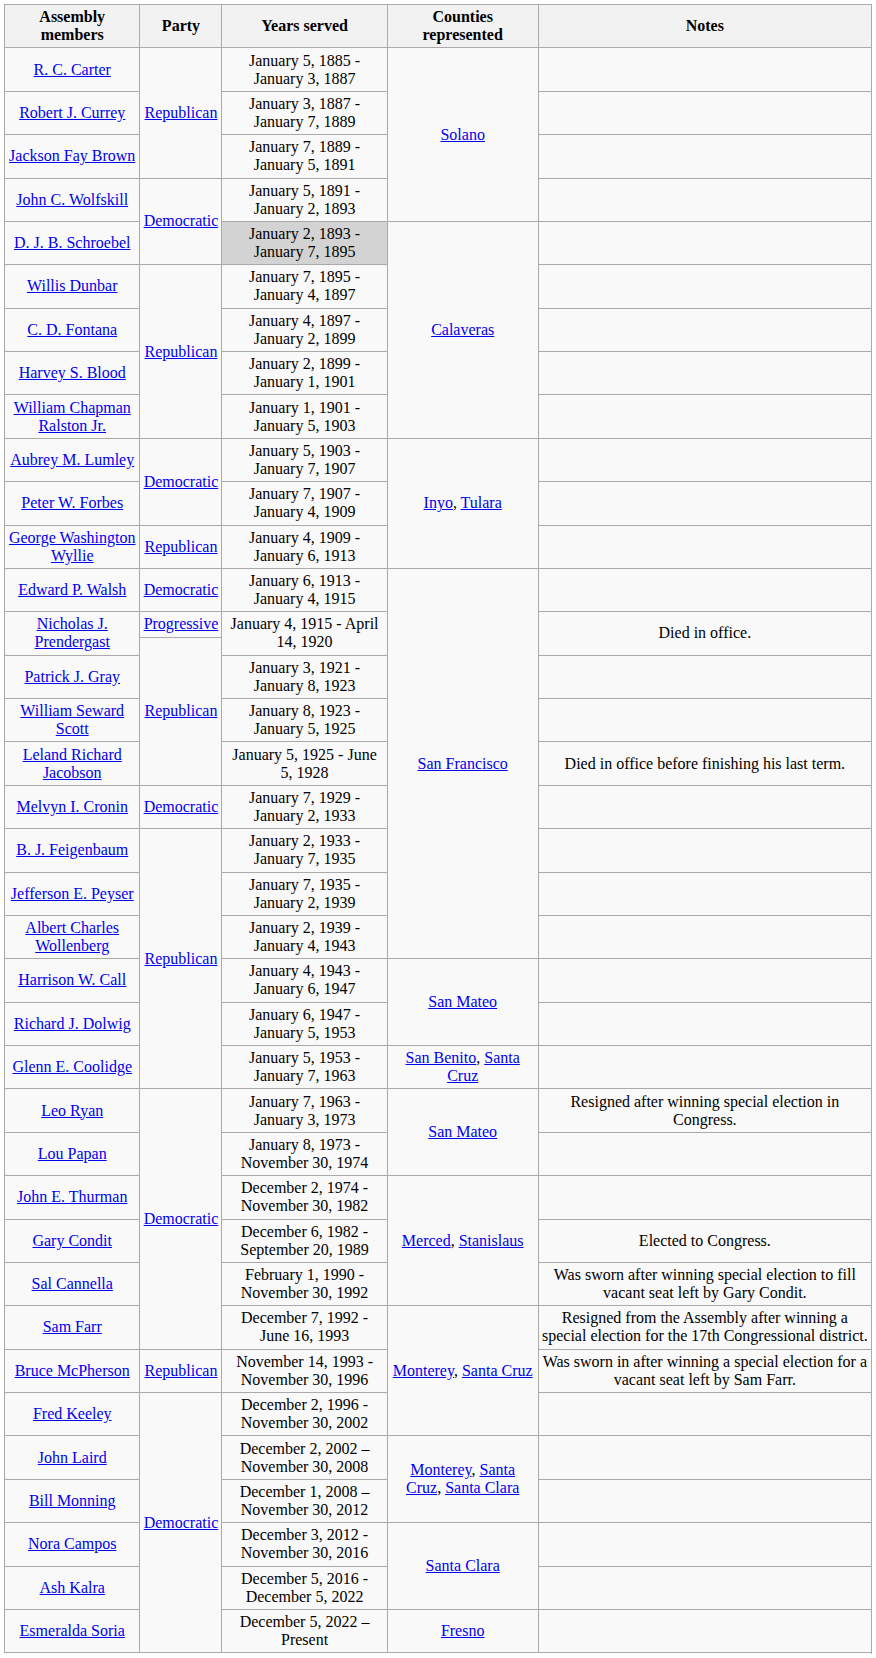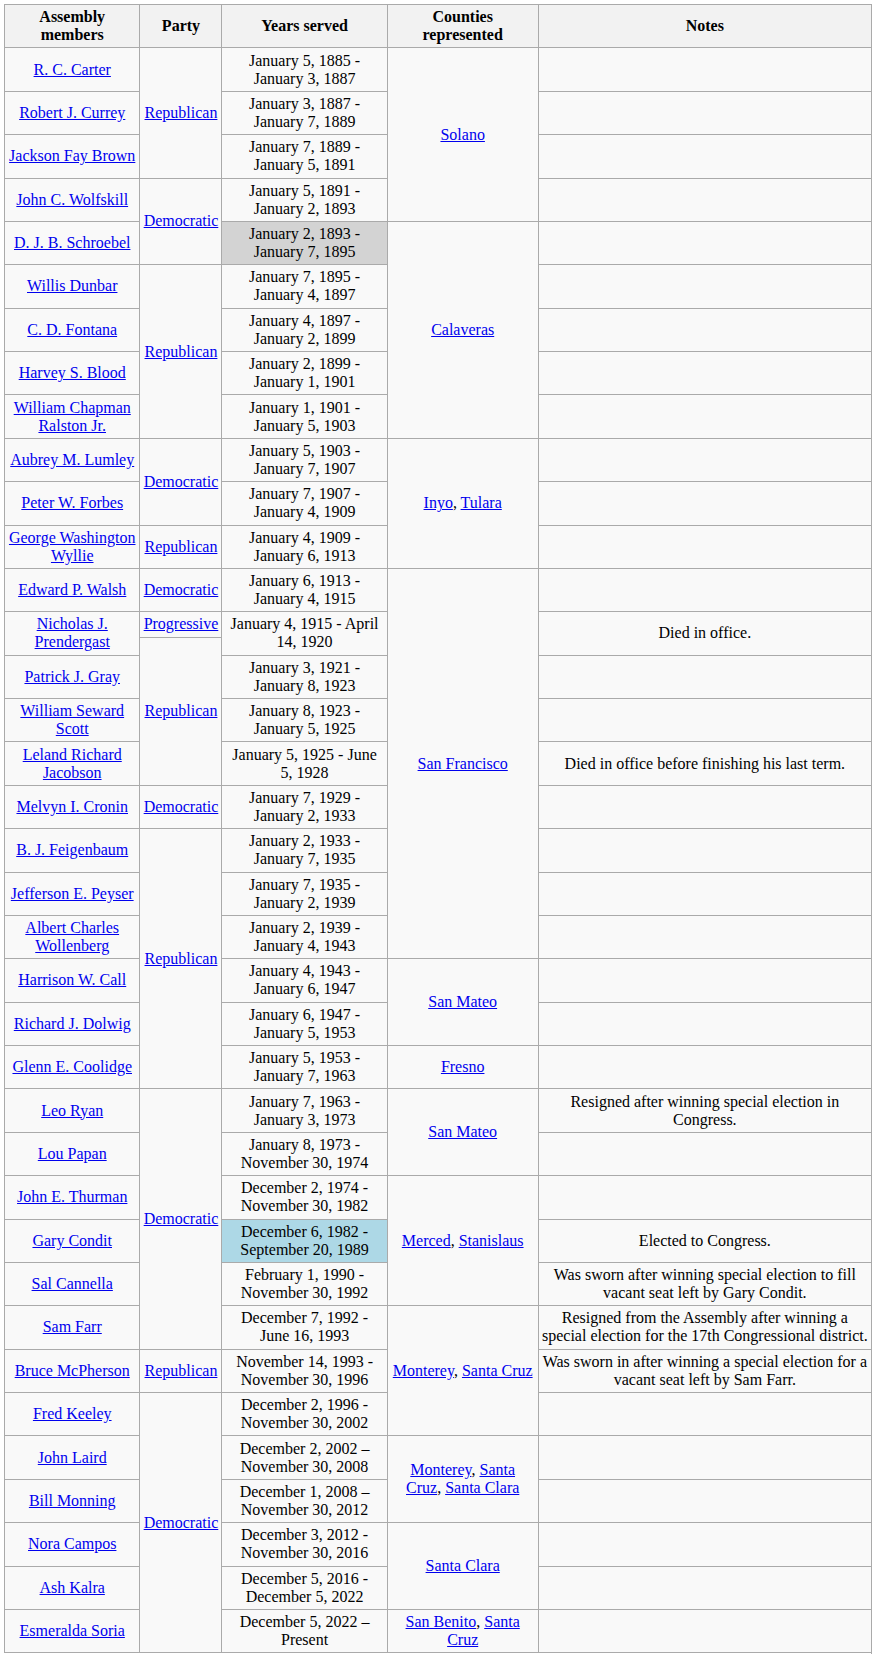(463, 1067) San Benito, Santa Cruz -> (463, 1067) Fresno
(305, 1240) no background -> (305, 1240) lightblue background
(463, 1631) Fresno -> (463, 1631) San Benito, Santa Cruz
